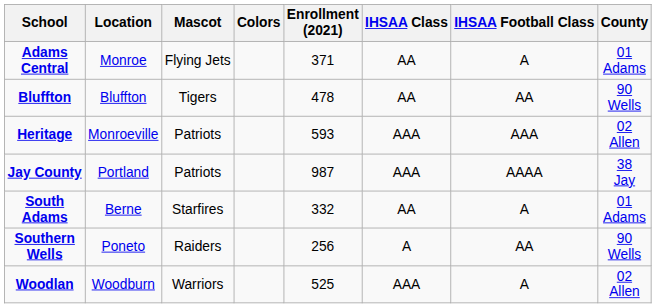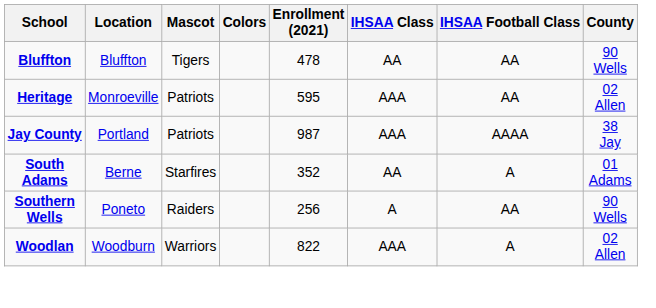- row: (45, 60)
(323, 135) 593 -> (308, 97) 595
(524, 135) AAA -> (510, 97) AA
(323, 209) 332 -> (308, 172) 352
(323, 284) 525 -> (308, 246) 822
